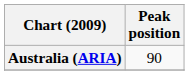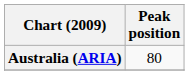(154, 57) 90 -> (154, 57) 80
